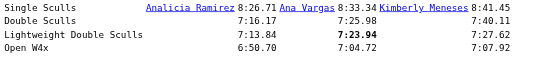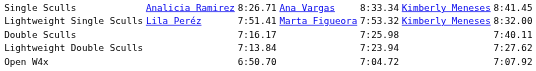+ row: (74, 21)
(357, 34) bold -> (379, 48) normal
